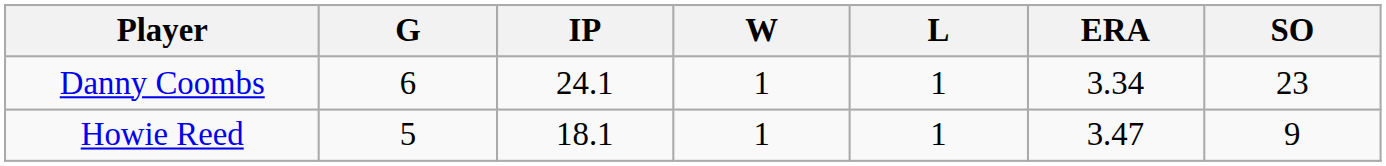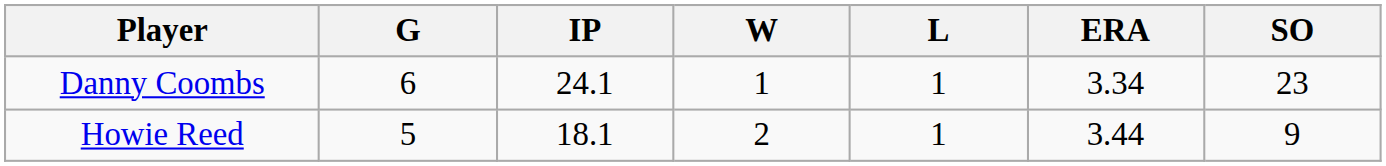(762, 134) 1 -> (762, 134) 2
(1115, 134) 3.47 -> (1115, 134) 3.44
